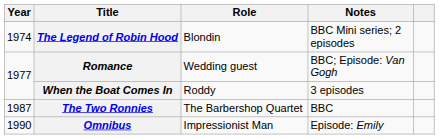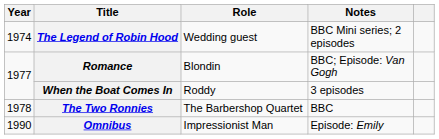(202, 36) Blondin -> (220, 36) Wedding guest
(220, 66) Wedding guest -> (202, 66) Blondin
(19, 108) 1987 -> (19, 108) 1978
